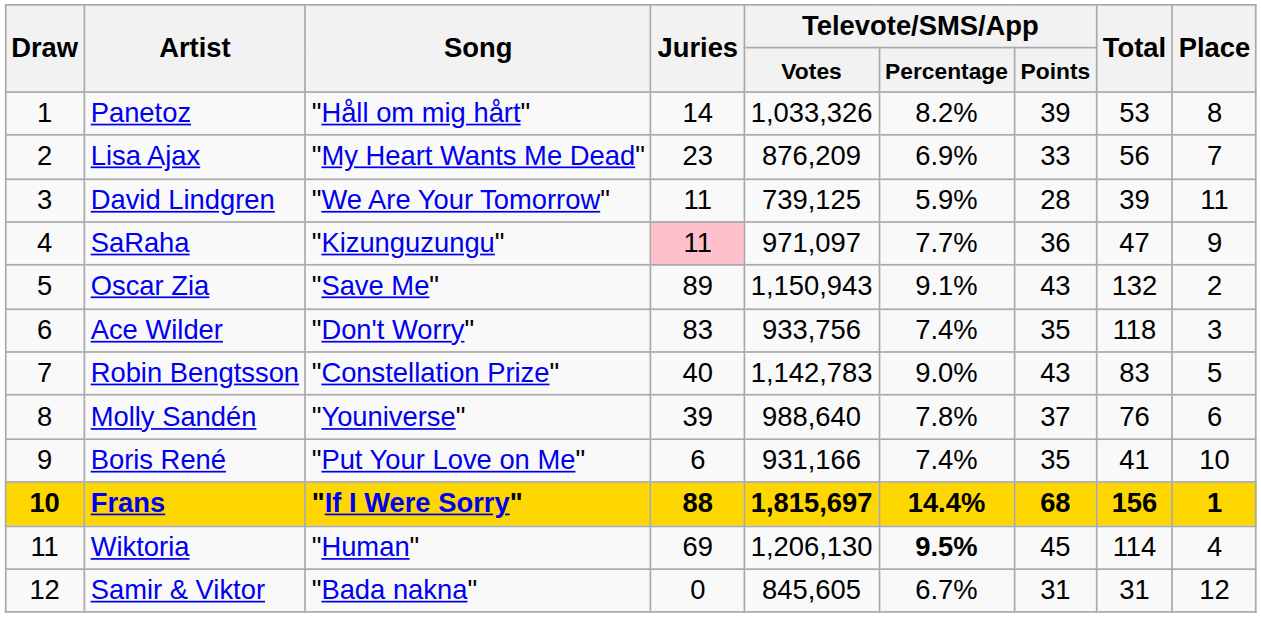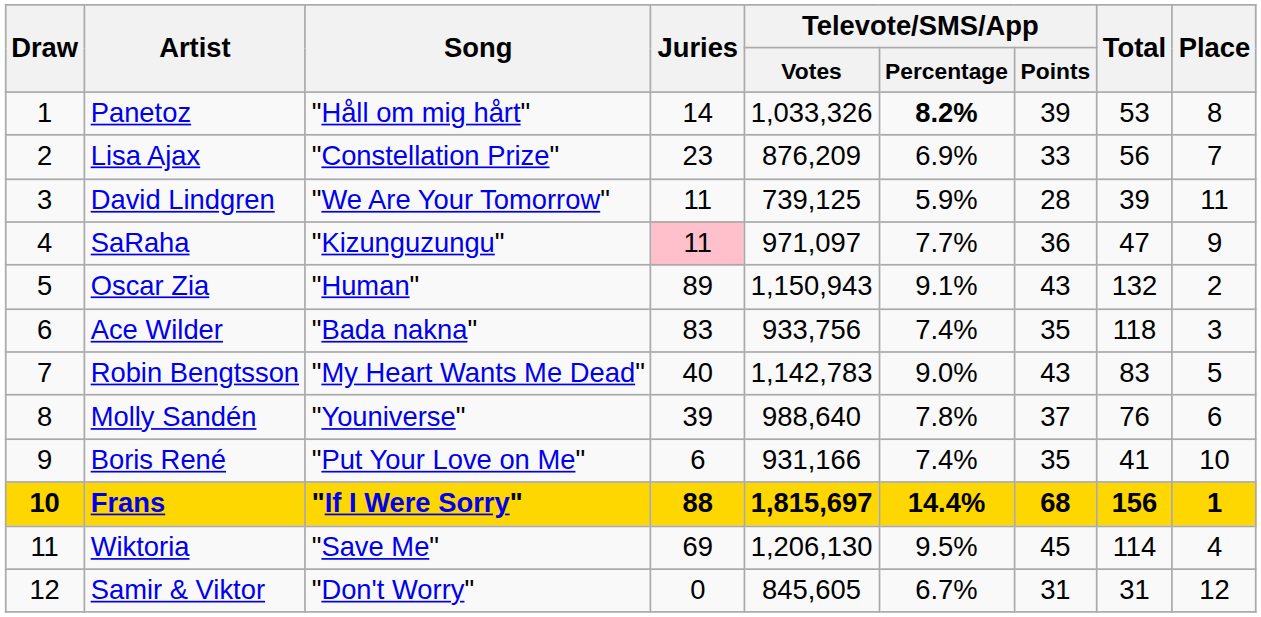(946, 112) normal -> (946, 112) bold
(478, 156) "My Heart Wants Me Dead" -> (435, 156) "Constellation Prize"
(375, 286) "Save Me" -> (365, 286) "Human"
(393, 329) "Don't Worry" -> (394, 329) "Bada nakna"
(435, 373) "Constellation Prize" -> (478, 373) "My Heart Wants Me Dead"
(365, 546) "Human" -> (375, 546) "Save Me"
(946, 546) bold -> (946, 546) normal
(394, 590) "Bada nakna" -> (393, 590) "Don't Worry"
